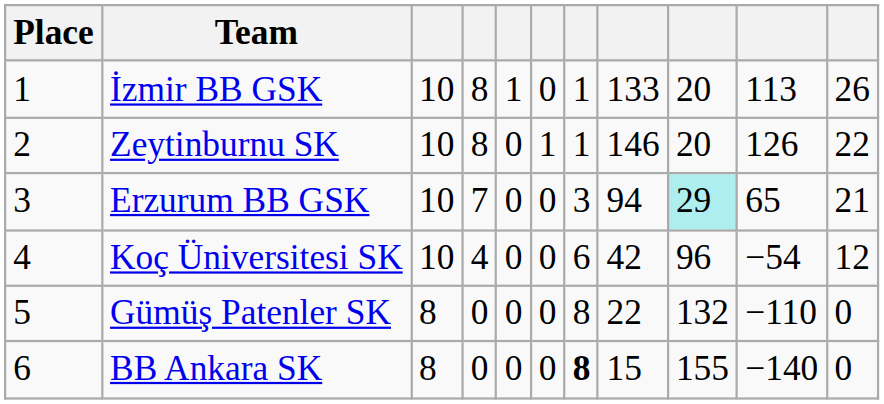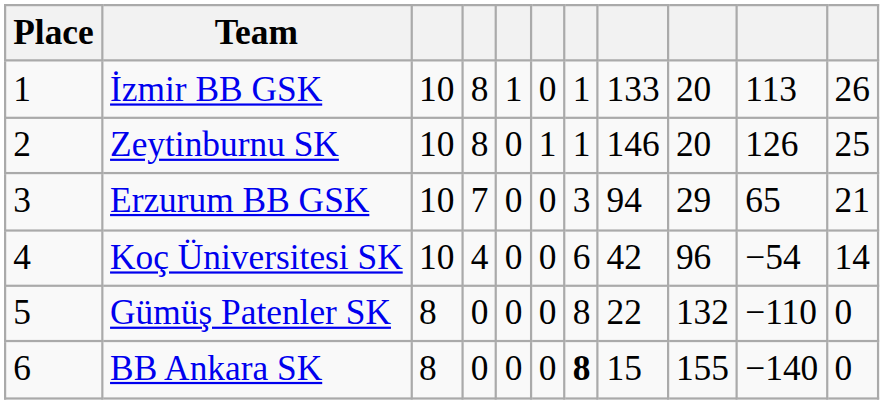(852, 144) 22 -> (852, 144) 25
(694, 200) paleturquoise background -> (694, 200) no background
(852, 256) 12 -> (852, 256) 14
